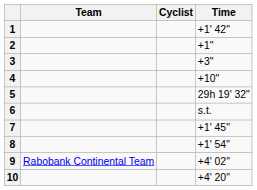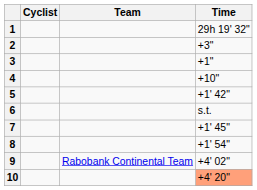columns swapped: (176, 12) <-> (89, 12)
(214, 29) +1' 42" -> (224, 29) 29h 19' 32"
(206, 45) +1" -> (206, 45) +3"
(206, 62) +3" -> (206, 62) +1"
(224, 95) 29h 19' 32" -> (214, 95) +1' 42"
(214, 177) no background -> (214, 177) lightsalmon background
